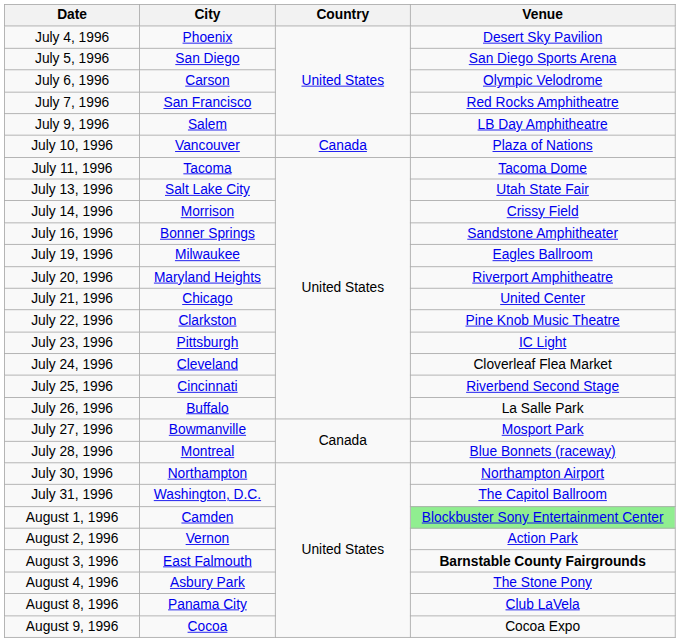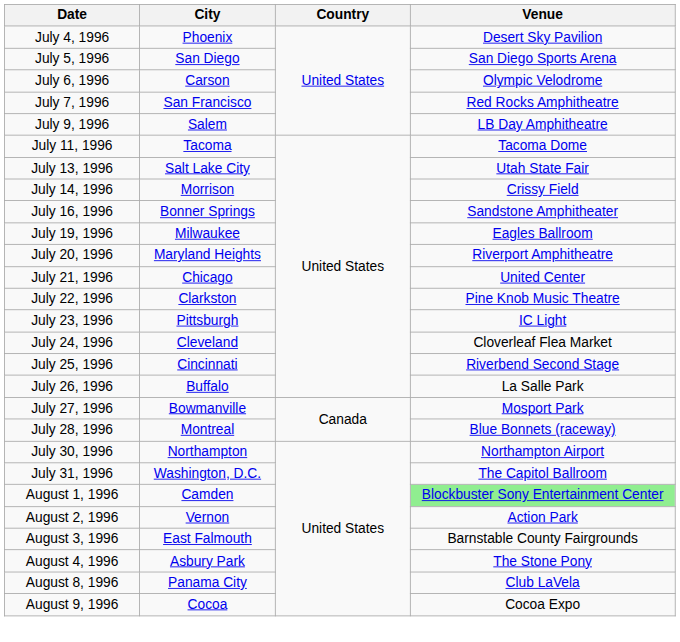- row: (72, 146)
(543, 560) bold -> (543, 539) normal
